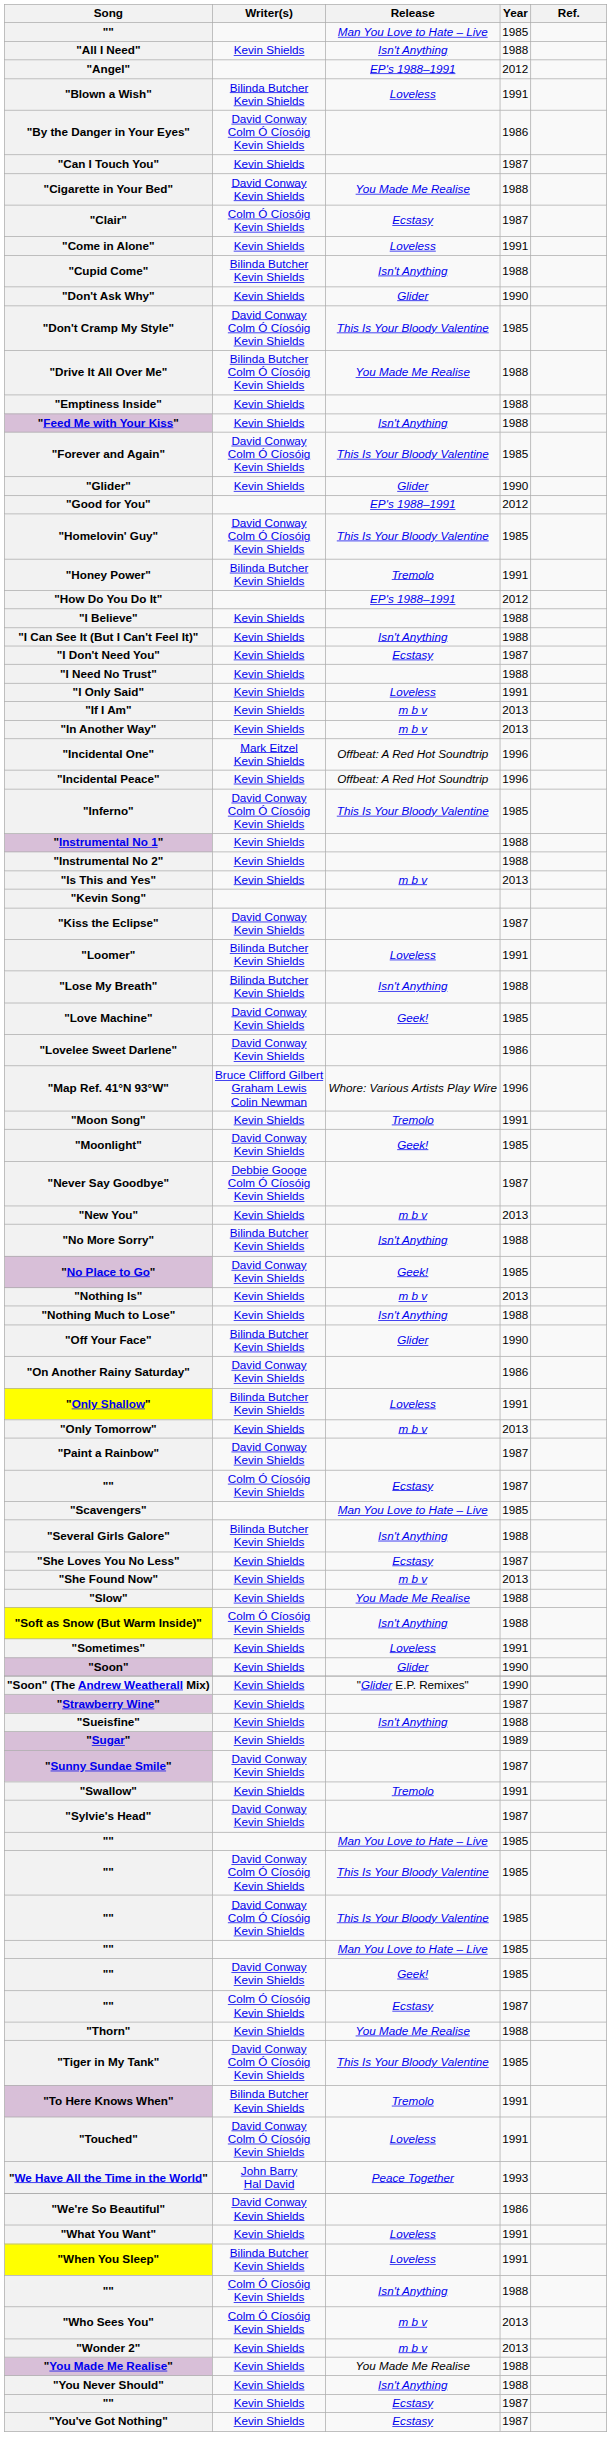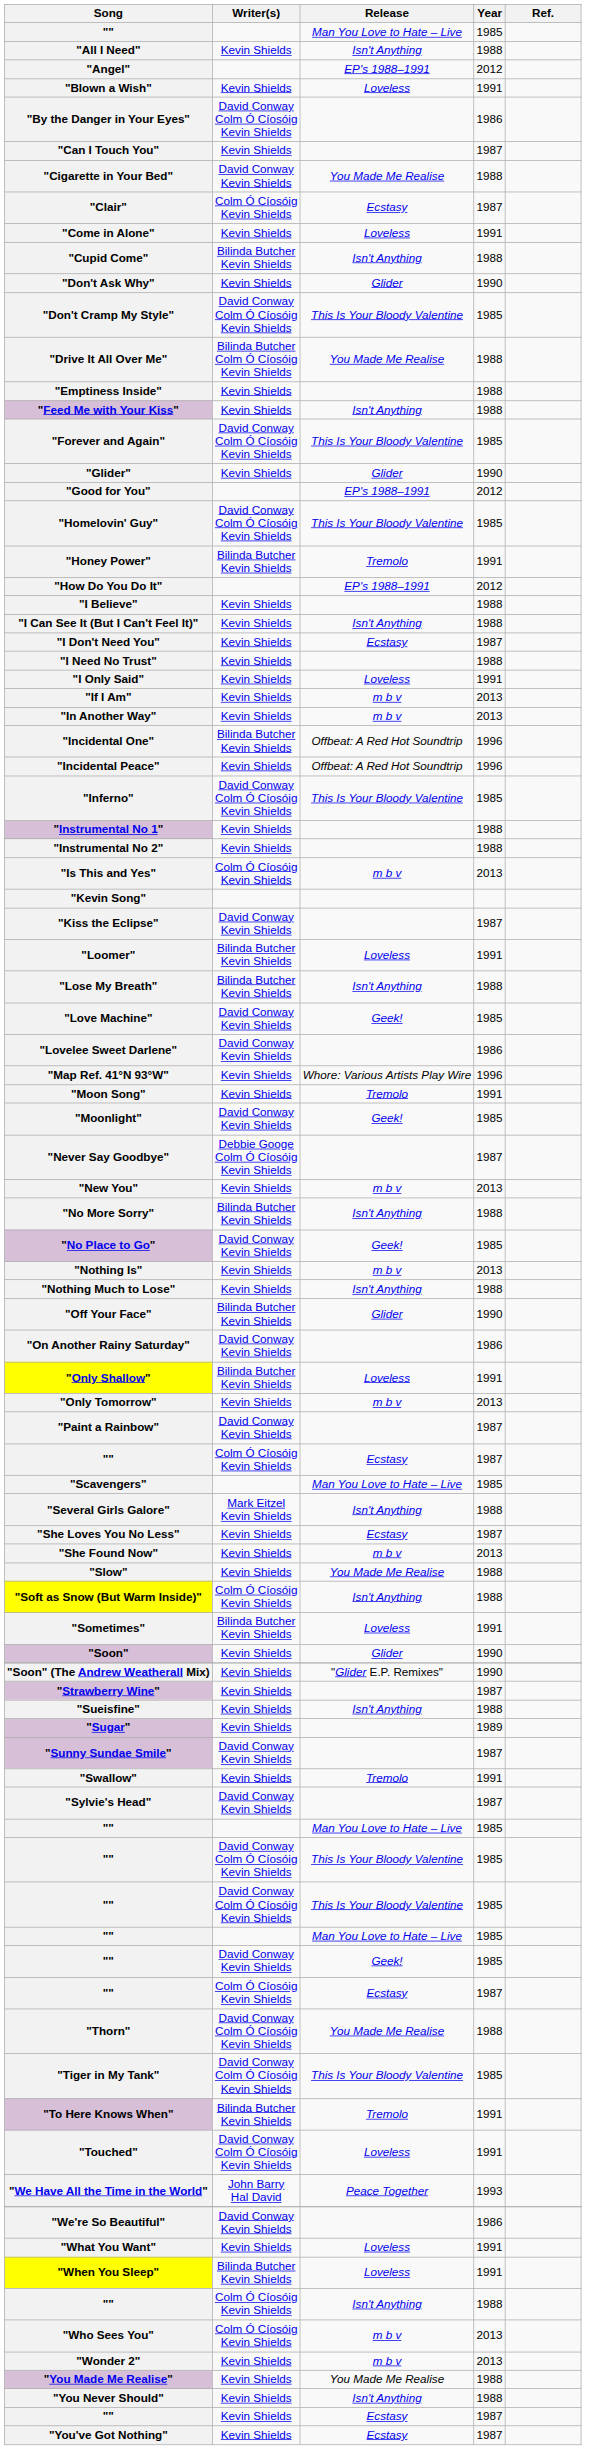(269, 94) Bilinda Butcher Kevin Shields -> (256, 87) Kevin Shields
(269, 754) Mark Eitzel Kevin Shields -> (256, 741) Bilinda Butcher Kevin Shields
(269, 880) Kevin Shields -> (256, 873) Colm Ó Cíosóig Kevin Shields
(269, 1088) Bruce Clifford Gilbert Graham Lewis Colin Newman -> (256, 1075) Kevin Shields
(269, 1536) Bilinda Butcher Kevin Shields -> (256, 1509) Mark Eitzel Kevin Shields
(269, 1648) Kevin Shields -> (256, 1628) Bilinda Butcher Kevin Shields
(269, 2031) Kevin Shields -> (256, 2031) David Conway Colm Ó Cíosóig Kevin Shields
